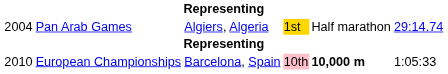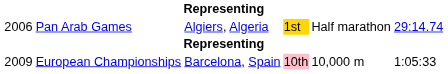(18, 26) 2004 -> (18, 26) 2006
(18, 61) 2010 -> (18, 61) 2009
(338, 61) bold -> (338, 61) normal
